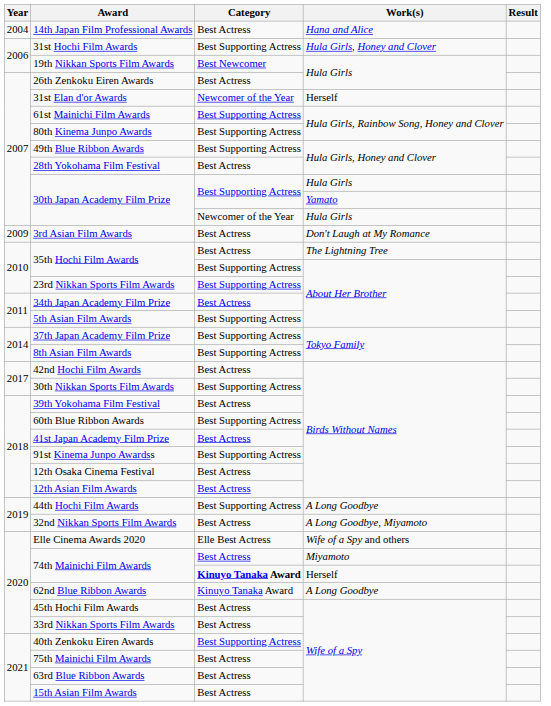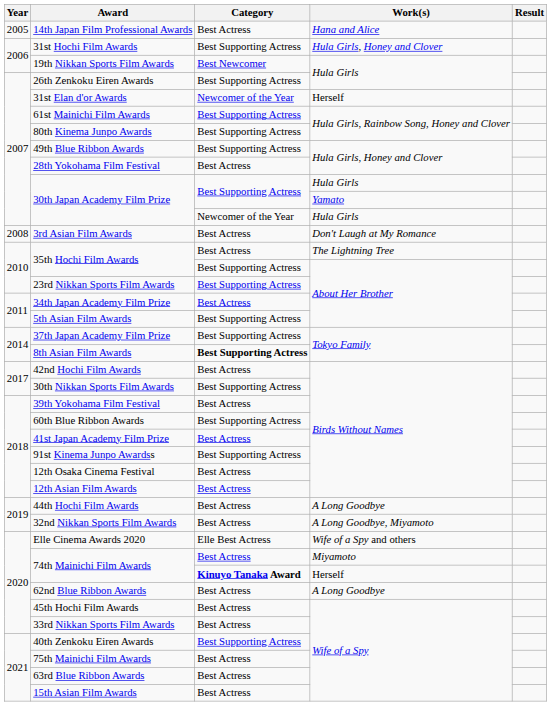(18, 30) 2004 -> (18, 30) 2005
(224, 81) Best Actress -> (249, 81) Best Supporting Actress
(18, 234) 2009 -> (18, 234) 2008
(249, 353) normal -> (252, 353) bold
(249, 506) Best Supporting Actress -> (224, 506) Best Actress
(245, 591) Kinuyo Tanaka Award -> (224, 591) Best Actress
